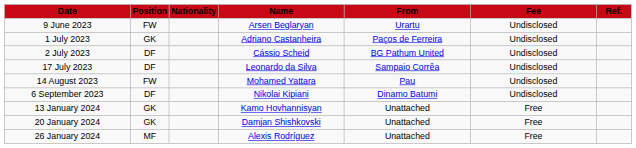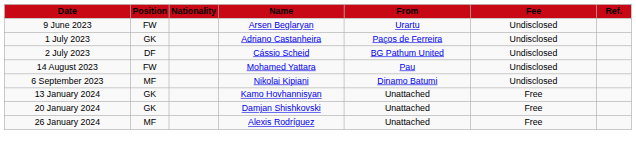- row: (67, 67)
(150, 95) DF -> (150, 81) MF
